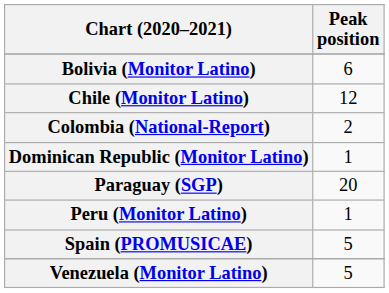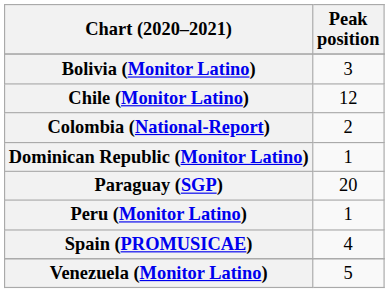(348, 68) 6 -> (348, 68) 3
(348, 244) 5 -> (348, 244) 4
